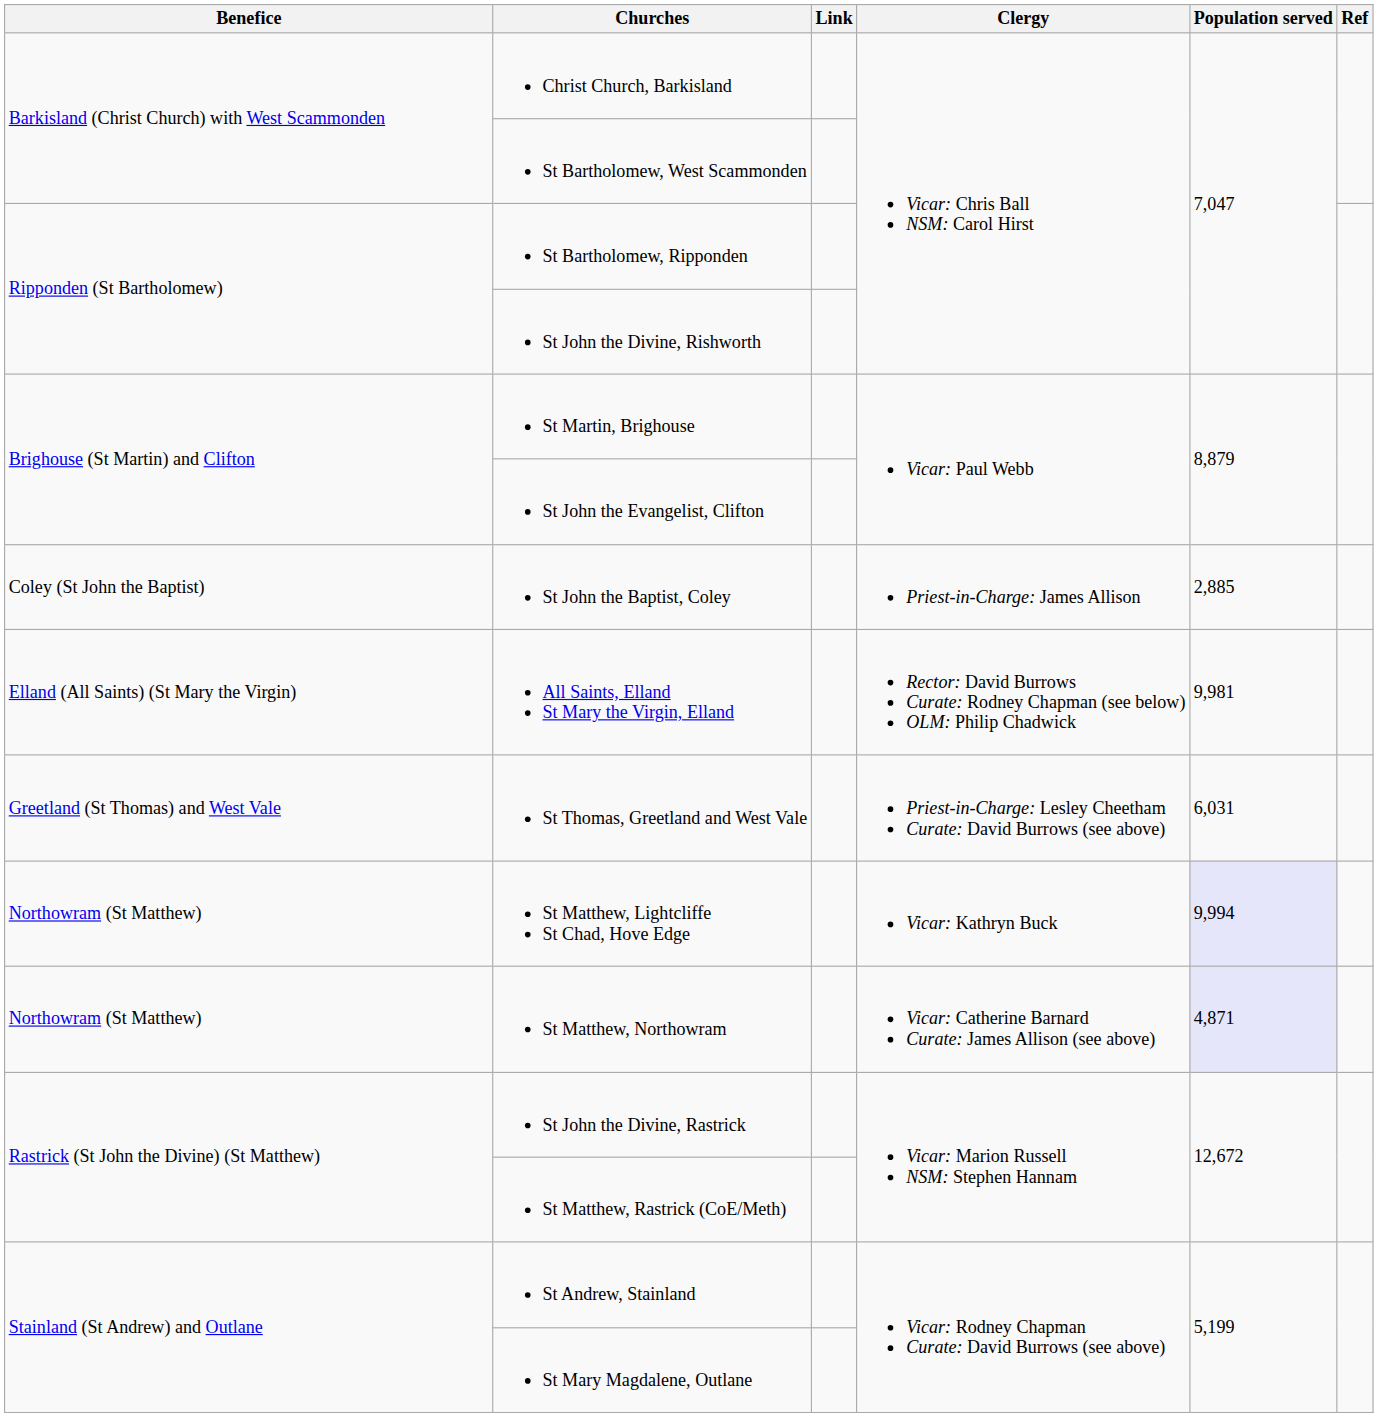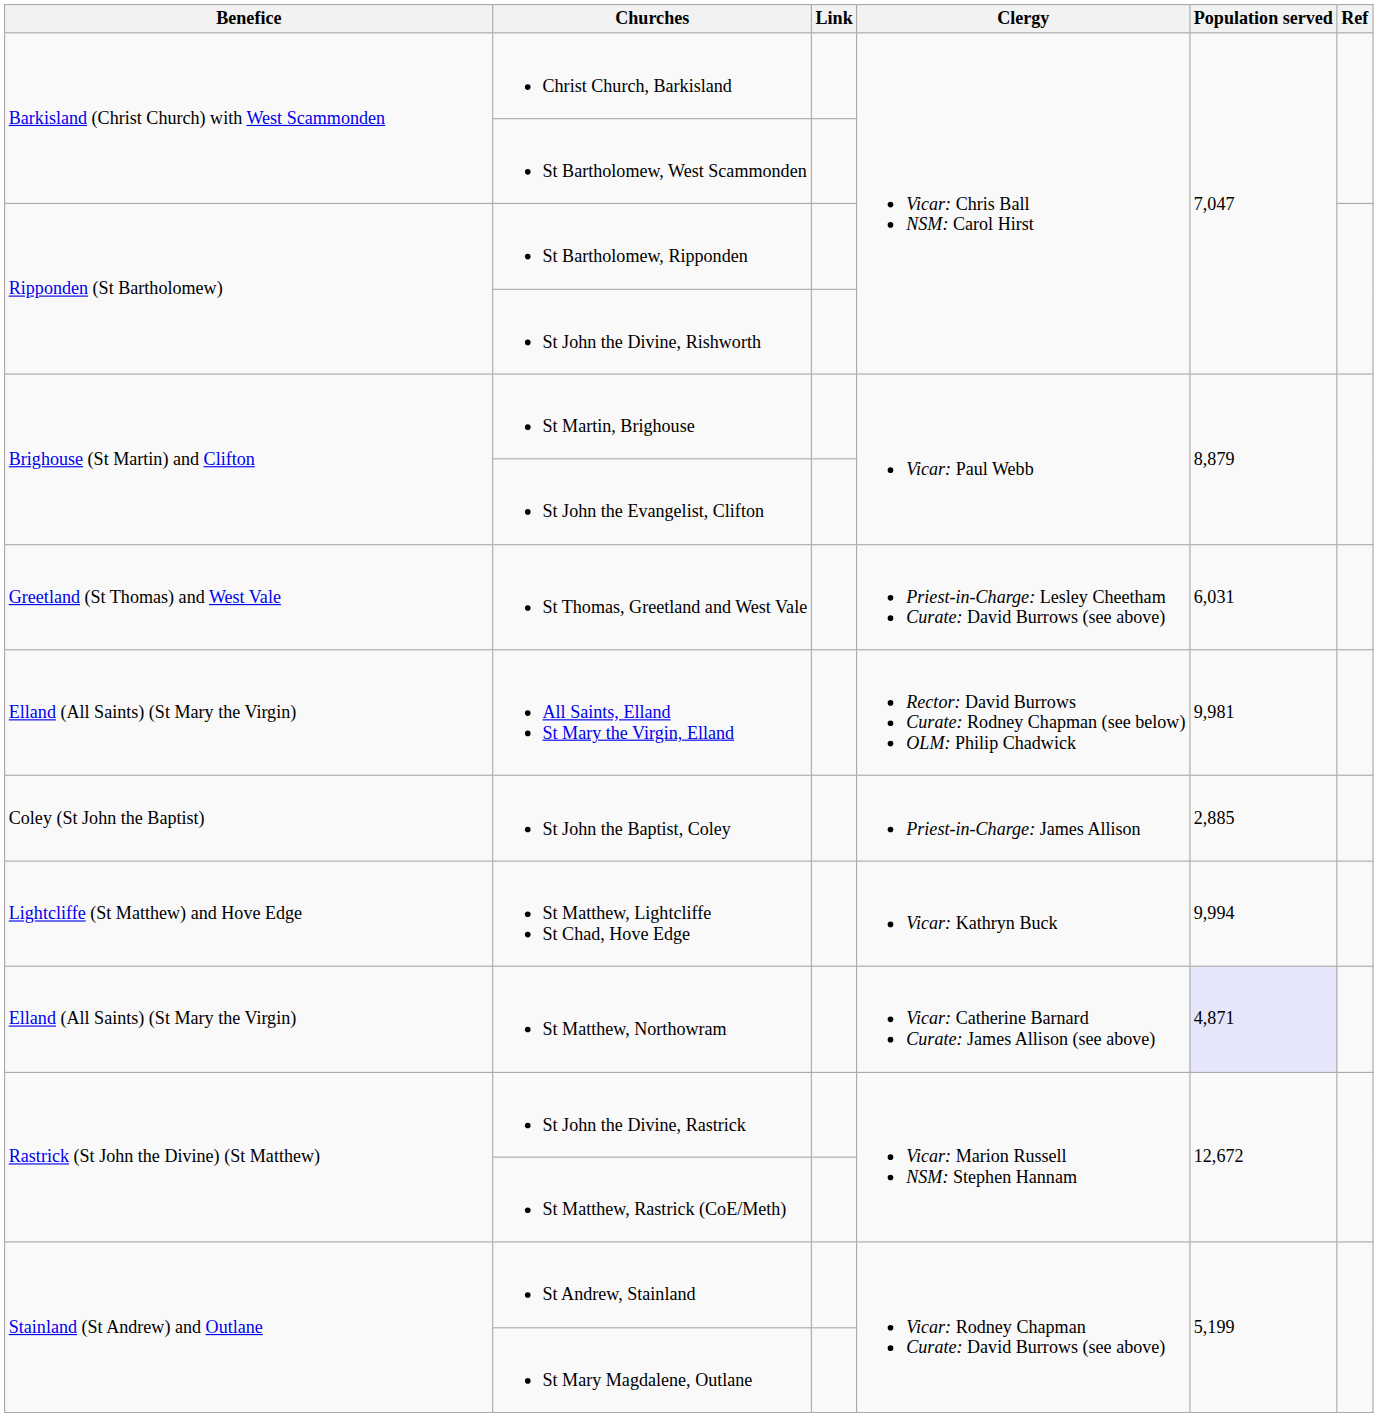rows swapped: (652, 597) <-> (652, 818)
(105, 913) Northowram (St Matthew) -> (155, 913) Lightcliffe (St Matthew) and Hove Edge
(1214, 913) lavender background -> (1214, 913) no background
(105, 1019) Northowram (St Matthew) -> (152, 1019) Elland (All Saints) (St Mary the Virgin)
